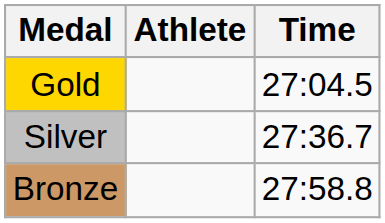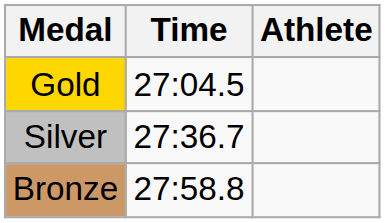columns swapped: (190, 30) <-> (317, 30)
